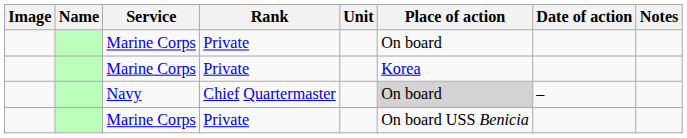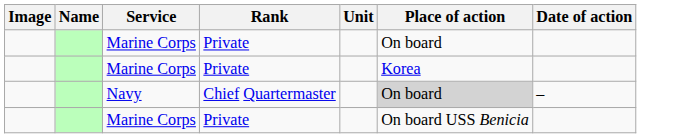- column: (659, 17)
